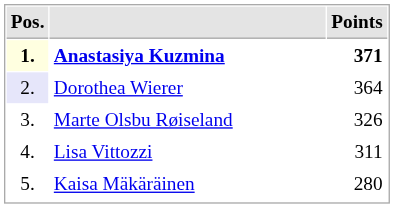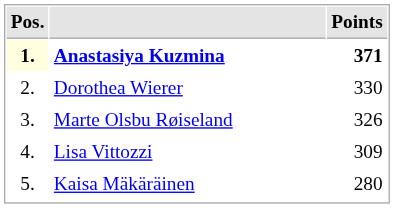(28, 87) lavender background -> (28, 87) no background
(368, 87) 364 -> (368, 87) 330
(369, 151) 311 -> (368, 151) 309
